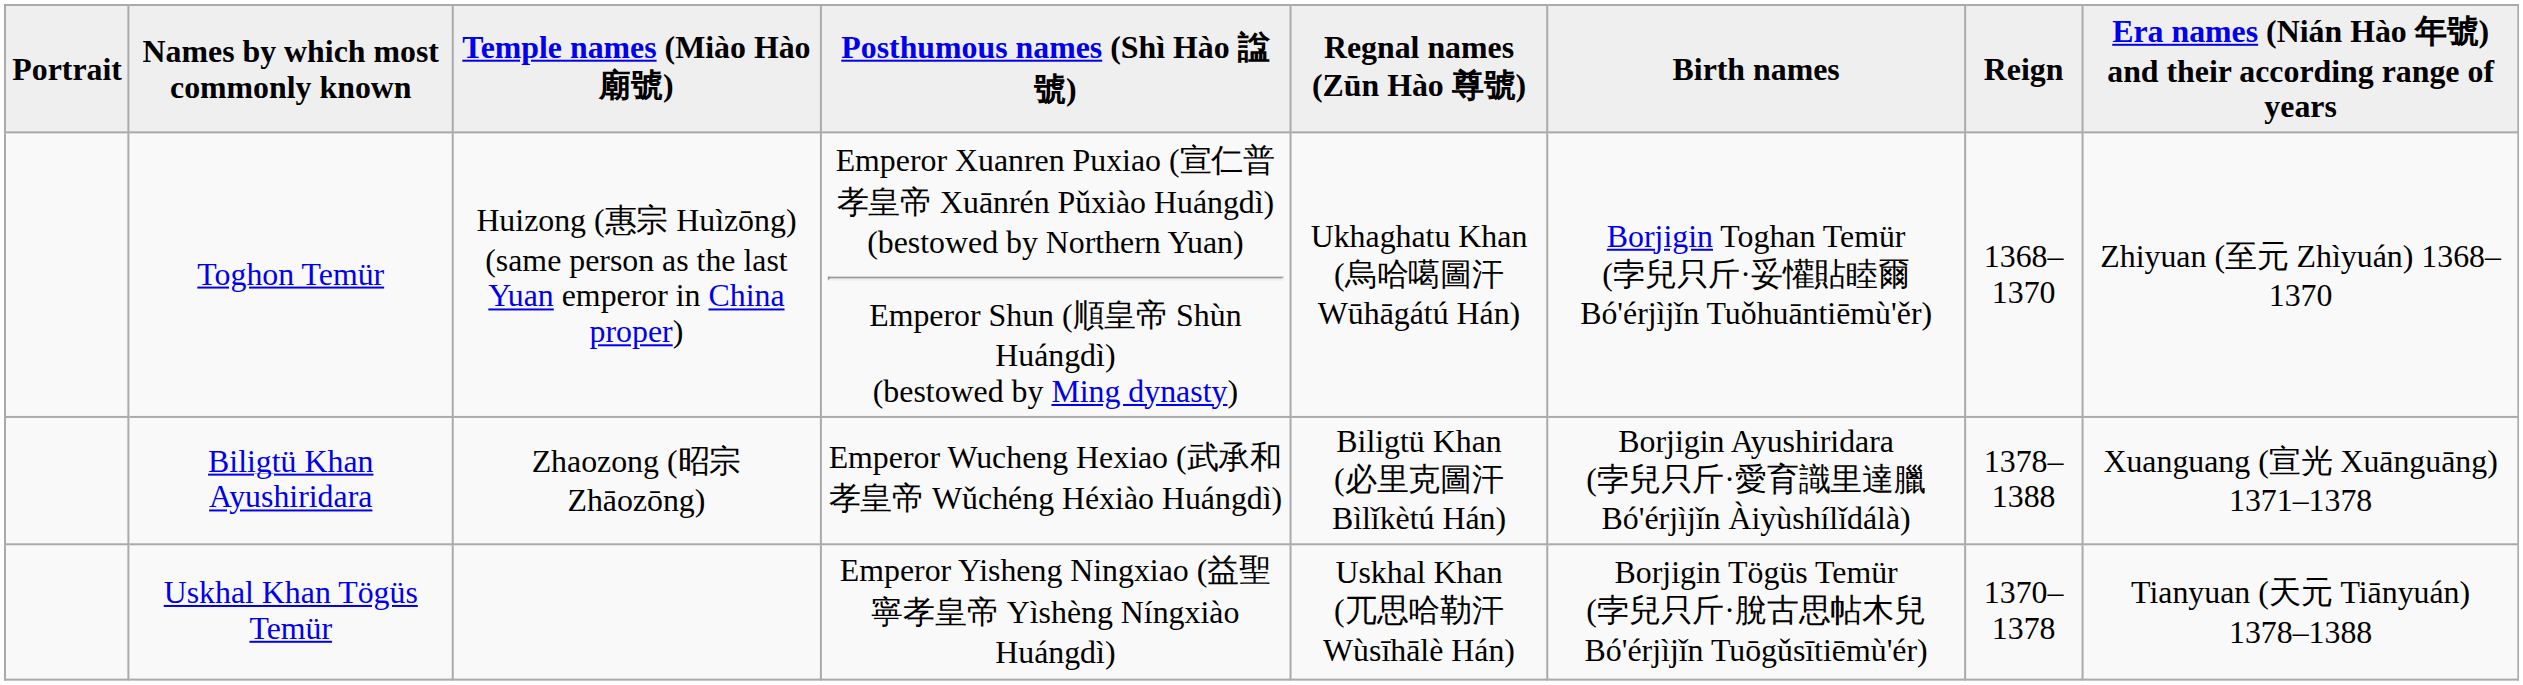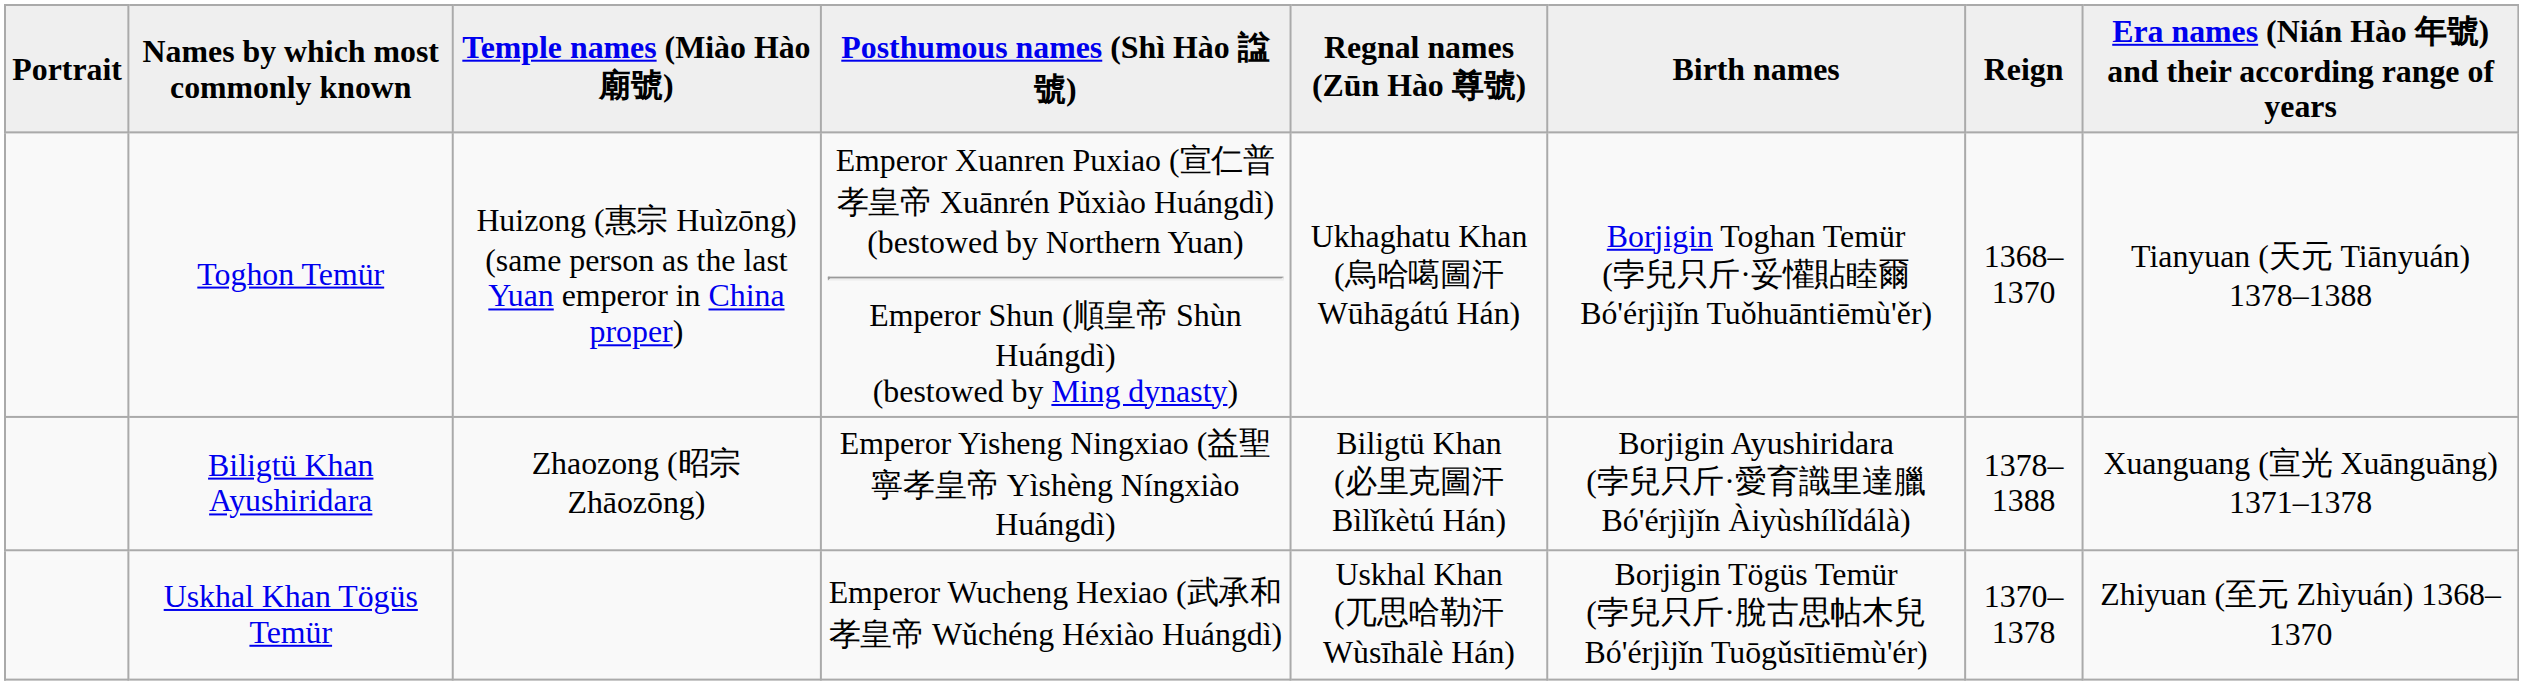(2301, 275) Zhiyuan (至元 Zhìyuán) 1368–1370 -> (2301, 275) Tianyuan (天元 Tiānyuán) 1378–1388
(1055, 478) Emperor Wucheng Hexiao (武承和孝皇帝 Wǔchéng Héxiào Huángdì) -> (1055, 483) Emperor Yisheng Ningxiao (益聖寧孝皇帝 Yìshèng Níngxiào Huángdì)
(1055, 612) Emperor Yisheng Ningxiao (益聖寧孝皇帝 Yìshèng Níngxiào Huángdì) -> (1055, 613) Emperor Wucheng Hexiao (武承和孝皇帝 Wǔchéng Héxiào Huángdì)
(2301, 612) Tianyuan (天元 Tiānyuán) 1378–1388 -> (2301, 615) Zhiyuan (至元 Zhìyuán) 1368–1370
